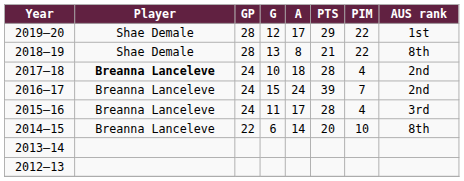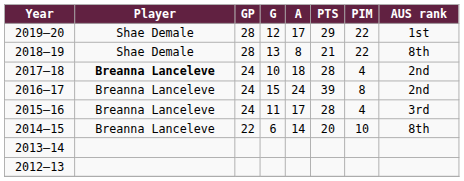(362, 90) 7 -> (362, 90) 8
